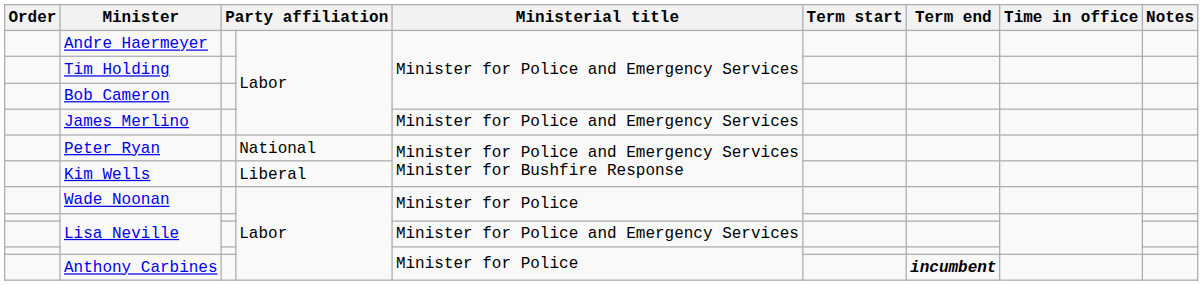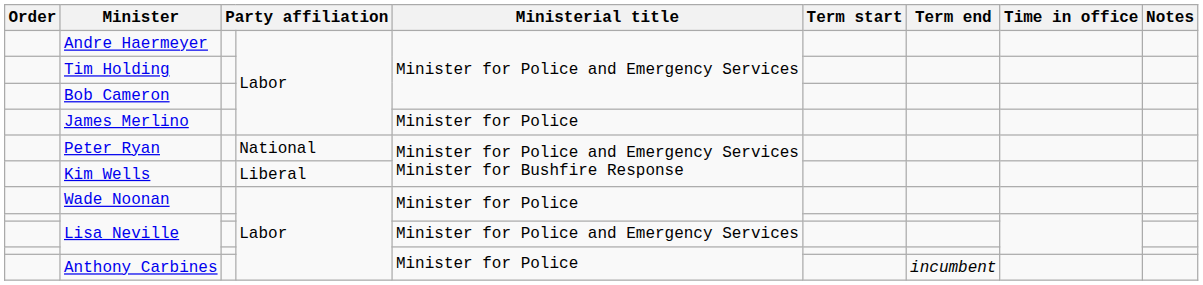(597, 122) Minister for Police and Emergency Services -> (487, 122) Minister for Police
(953, 267) bold -> (953, 267) normal
